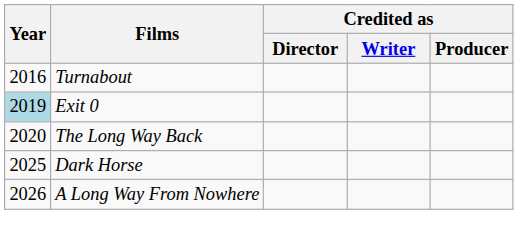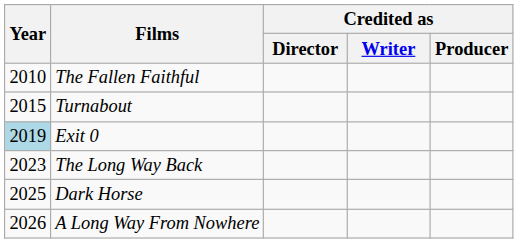+ row: (127, 77)
(28, 77) 2016 -> (28, 106) 2015
(28, 135) 2020 -> (28, 164) 2023
